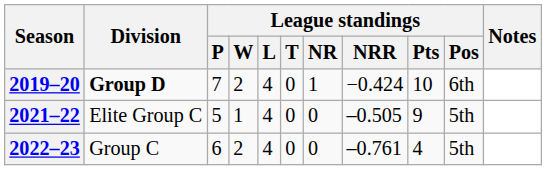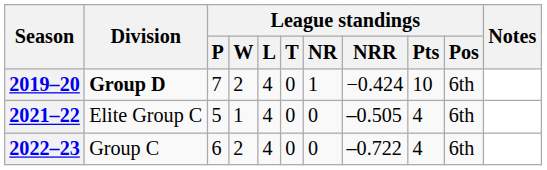(418, 116) 9 -> (418, 116) 4
(462, 116) 5th -> (462, 116) 6th
(374, 148) –0.761 -> (374, 148) –0.722
(462, 148) 5th -> (462, 148) 6th
